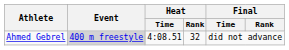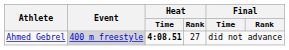(165, 38) normal -> (165, 38) bold
(195, 38) 32 -> (195, 38) 27
